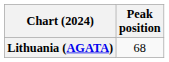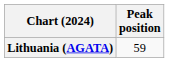(140, 47) 68 -> (140, 47) 59
